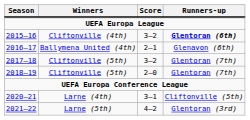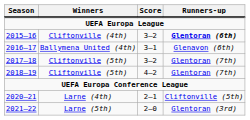(150, 48) 2–1 -> (150, 48) 3–1
(150, 72) 2–0 -> (150, 72) 4–2
(150, 97) 3–1 -> (150, 97) 2–1
(150, 109) 4–2 -> (150, 109) 2–0
